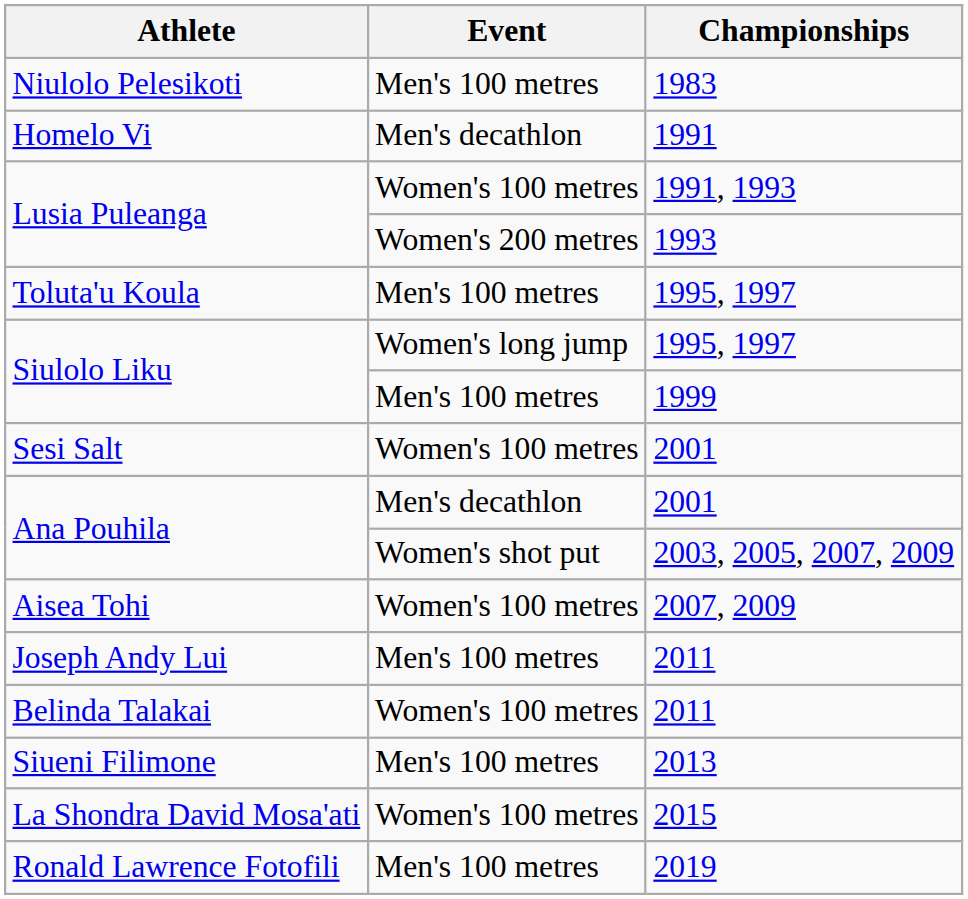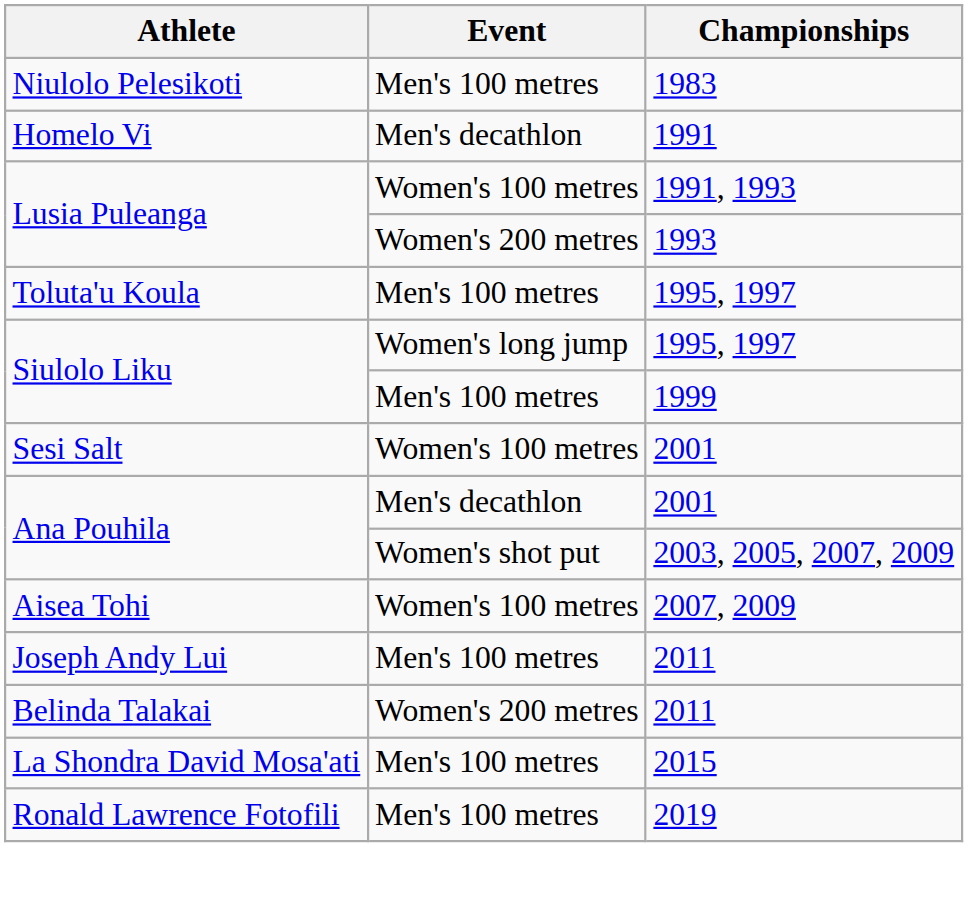(507, 710) Women's 100 metres -> (507, 710) Women's 200 metres
- row: (114, 762)
(507, 814) Women's 100 metres -> (487, 762) Men's 100 metres
